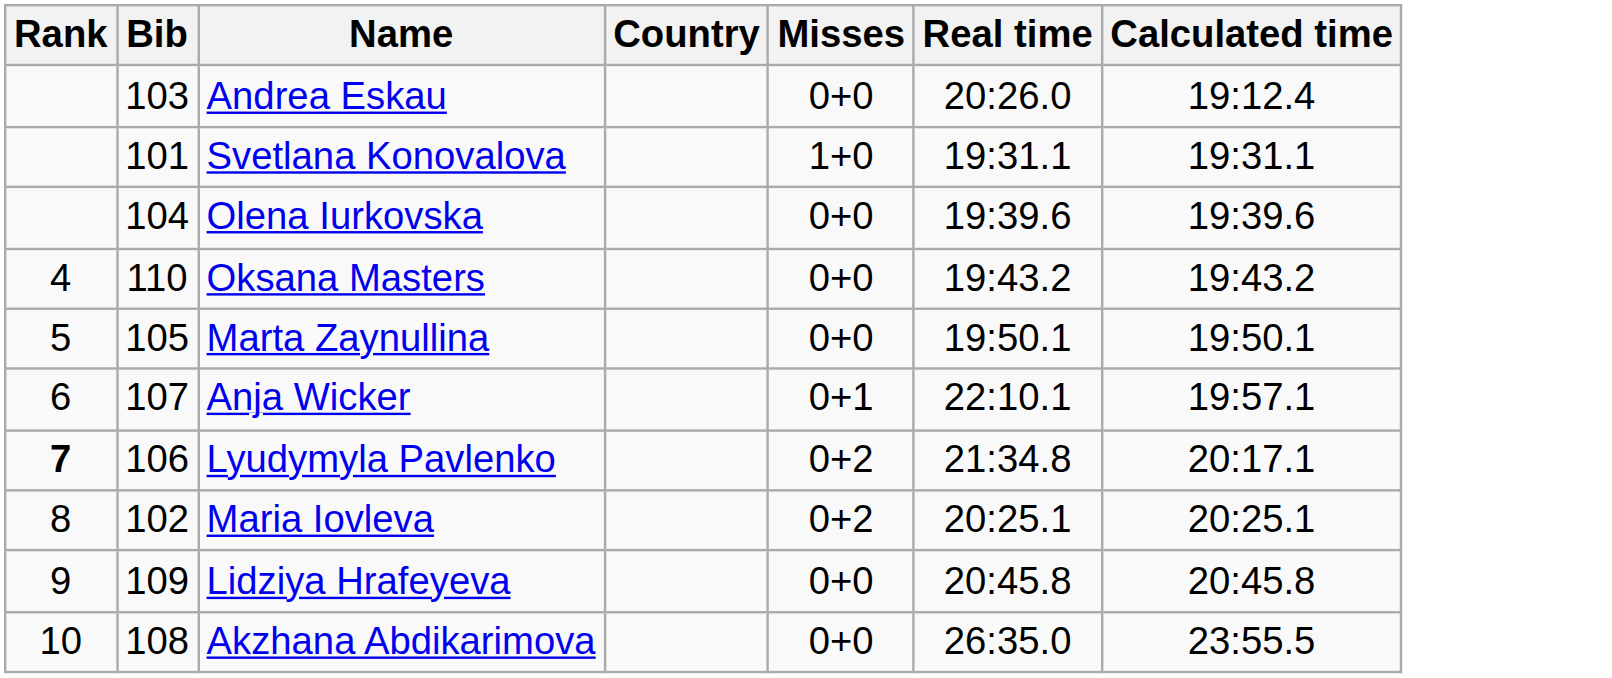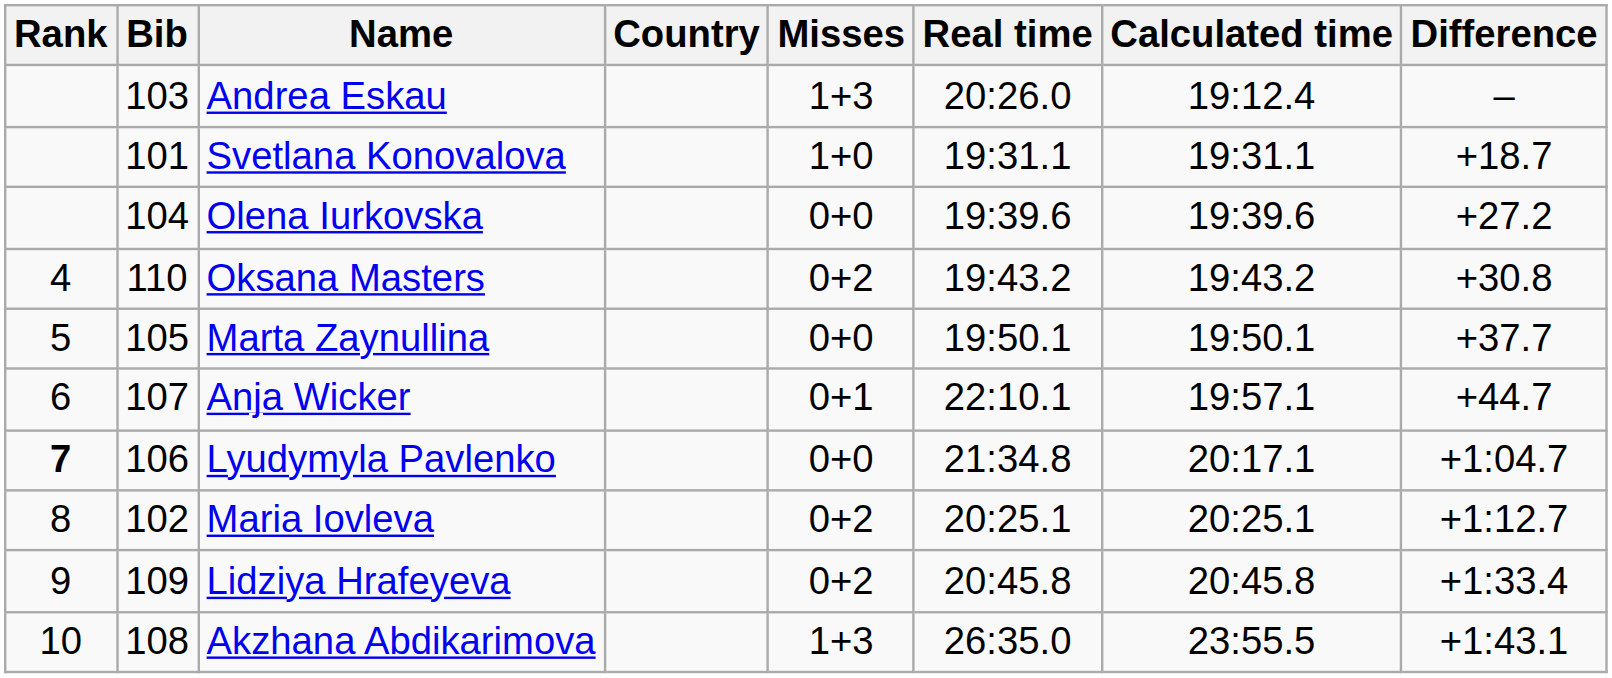+ column: (1504, 34)
(841, 95) 0+0 -> (841, 95) 1+3
(841, 277) 0+0 -> (841, 277) 0+2
(841, 459) 0+2 -> (841, 459) 0+0
(841, 580) 0+0 -> (841, 580) 0+2
(841, 641) 0+0 -> (841, 641) 1+3
